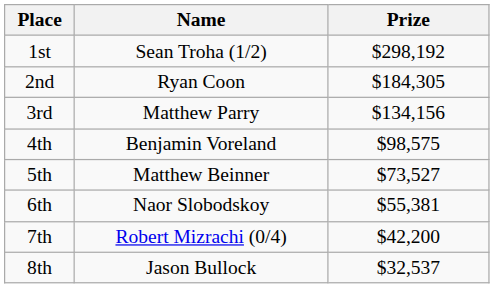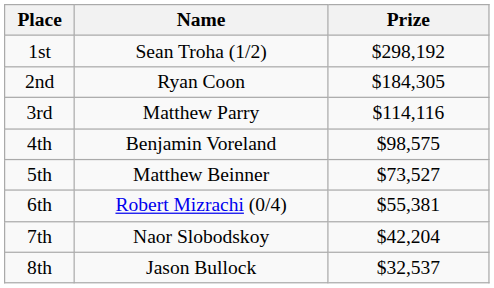(408, 112) $134,156 -> (408, 112) $114,116
(201, 205) Naor Slobodskoy -> (201, 205) Robert Mizrachi (0/4)
(201, 236) Robert Mizrachi (0/4) -> (201, 236) Naor Slobodskoy
(408, 236) $42,200 -> (408, 236) $42,204
